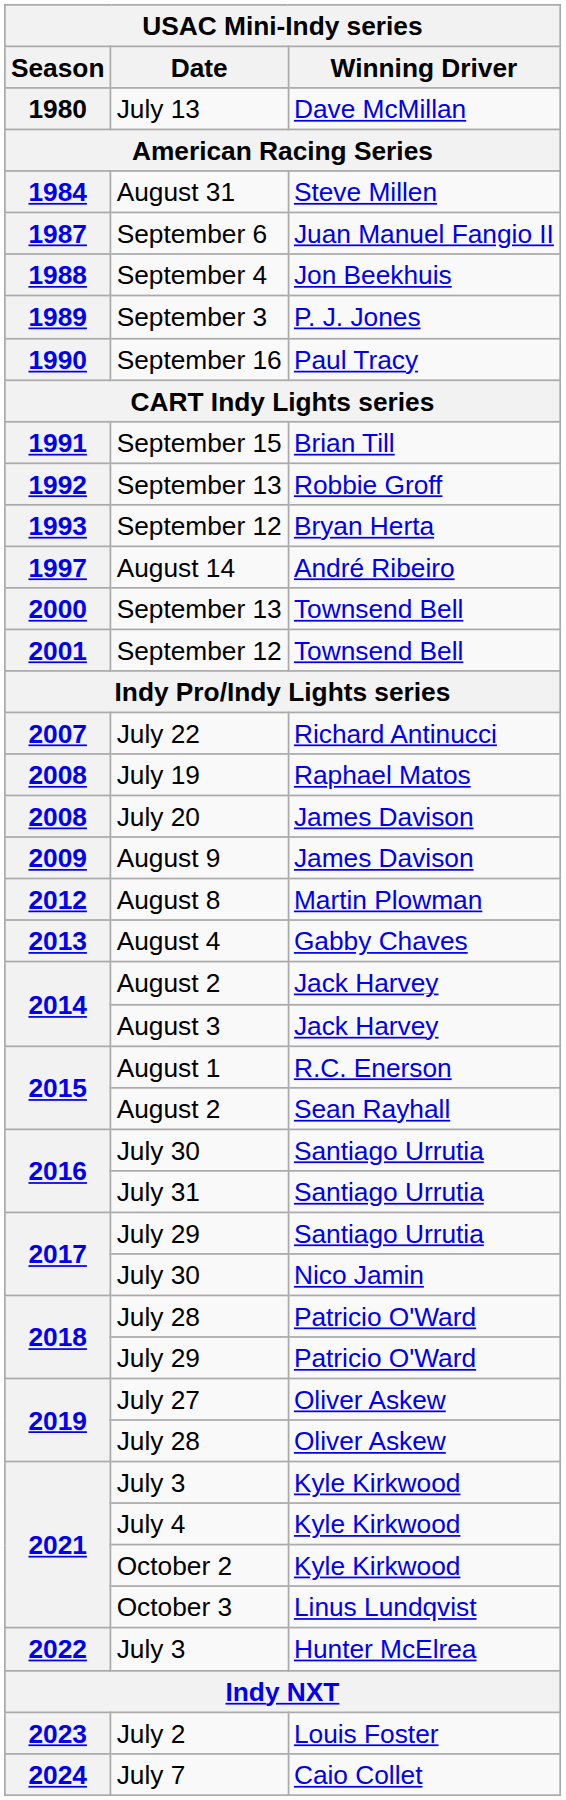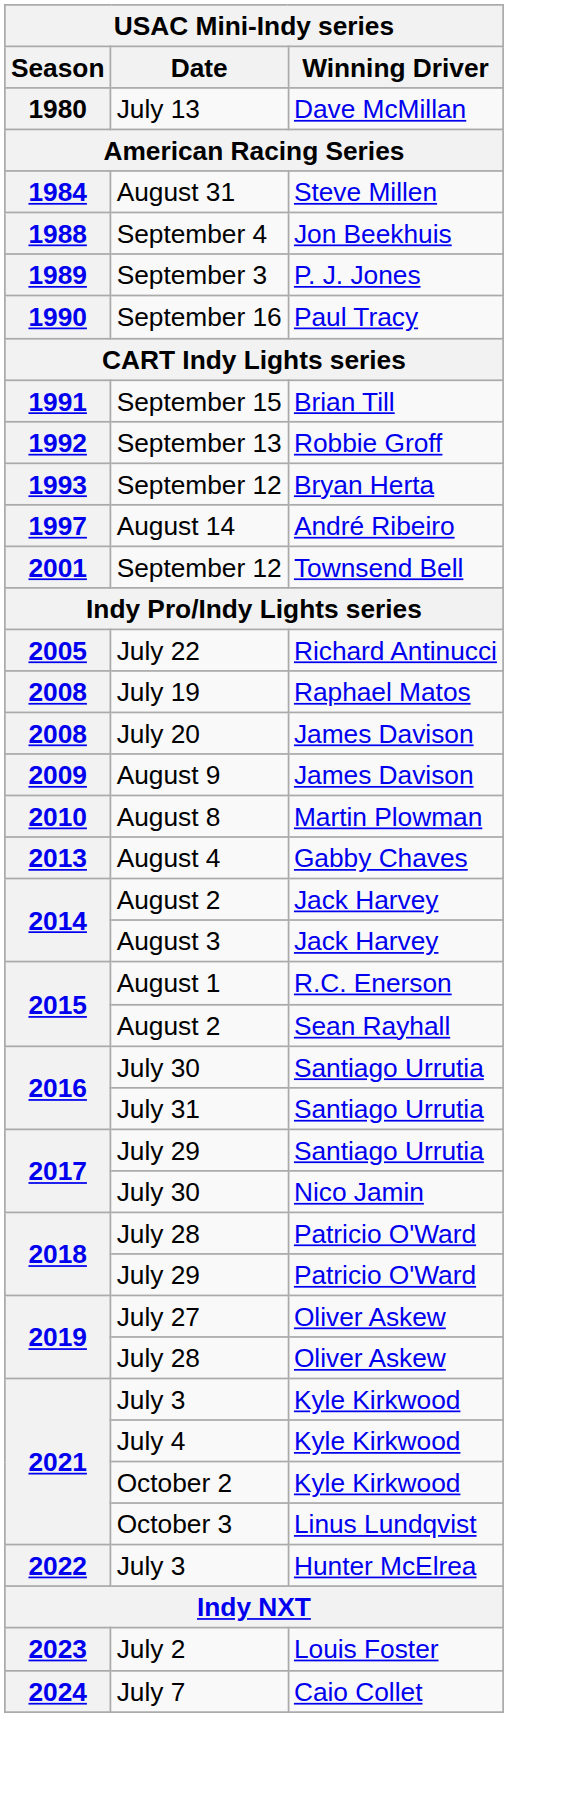- row: (192, 234)
- row: (199, 609)
(58, 734) 2007 -> (58, 650) 2005
(58, 900) 2012 -> (58, 817) 2010
